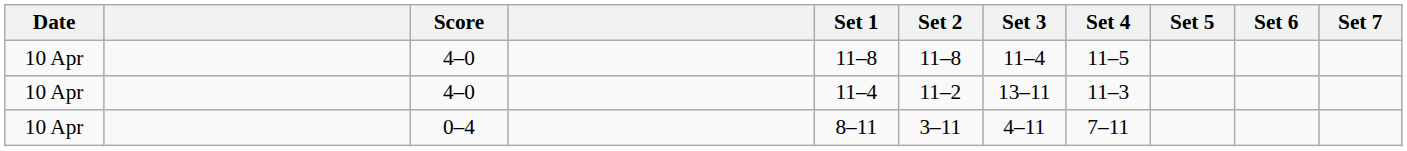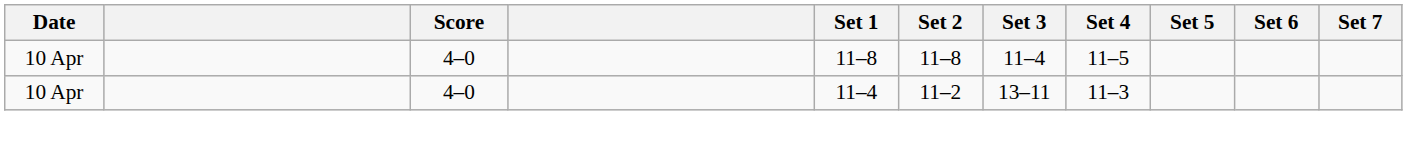- row: (54, 127)
